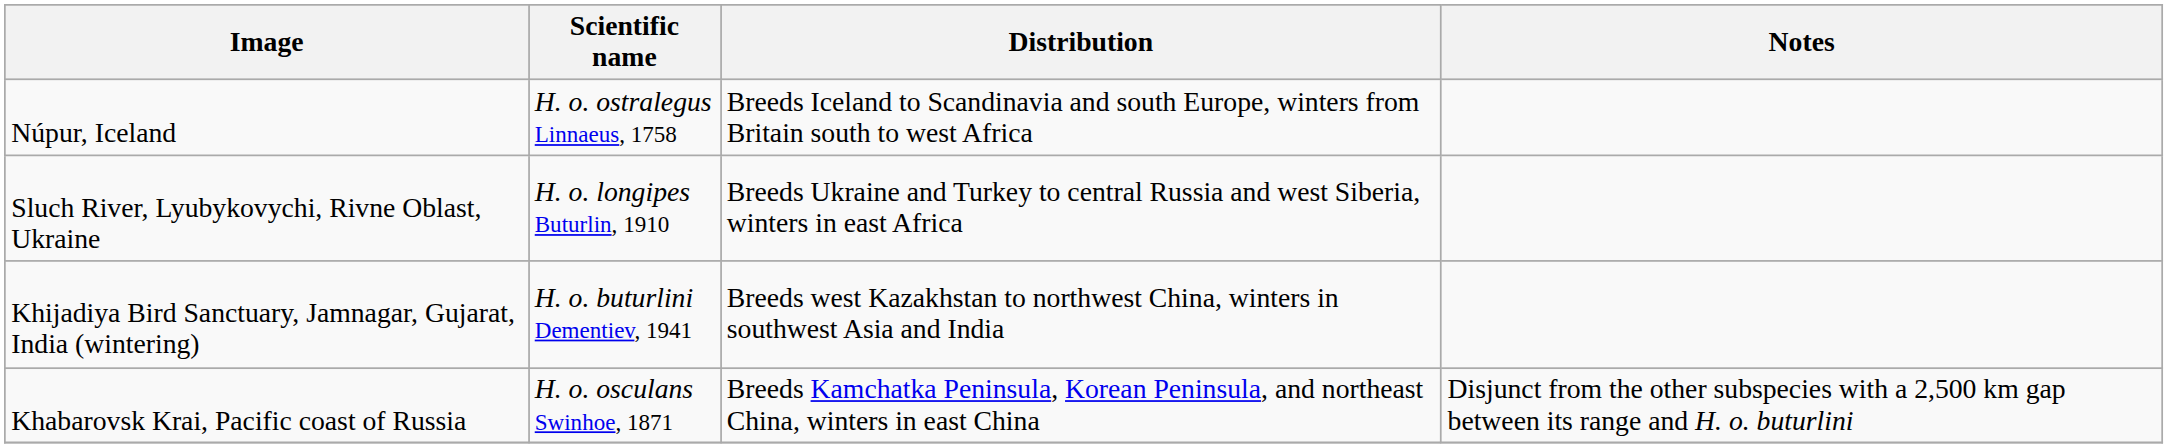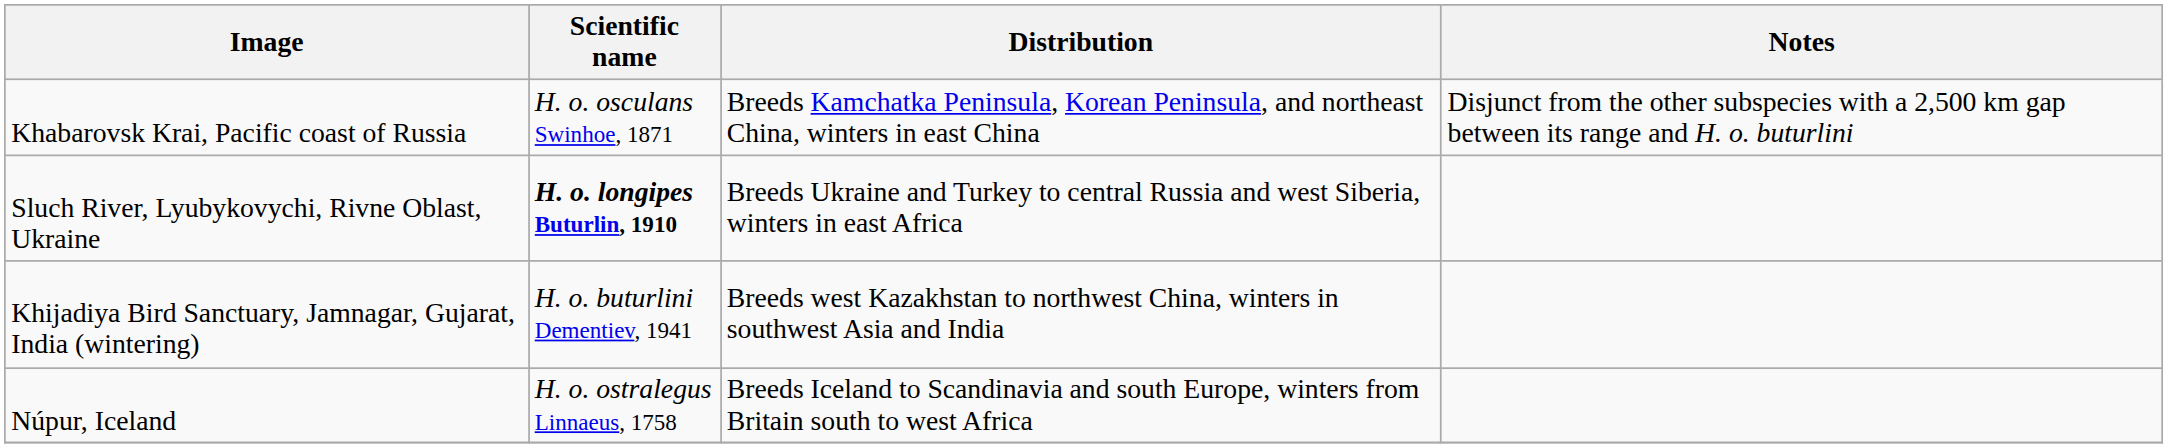rows swapped: (94, 132) <-> (239, 420)
(612, 207) normal -> (614, 207) bold
